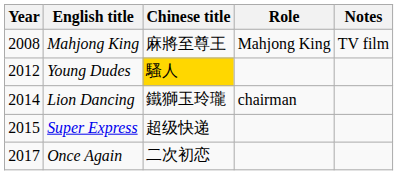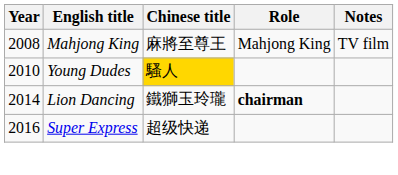(24, 71) 2012 -> (24, 71) 2010
(267, 99) normal -> (270, 99) bold
(24, 127) 2015 -> (24, 127) 2016
- row: (85, 156)
